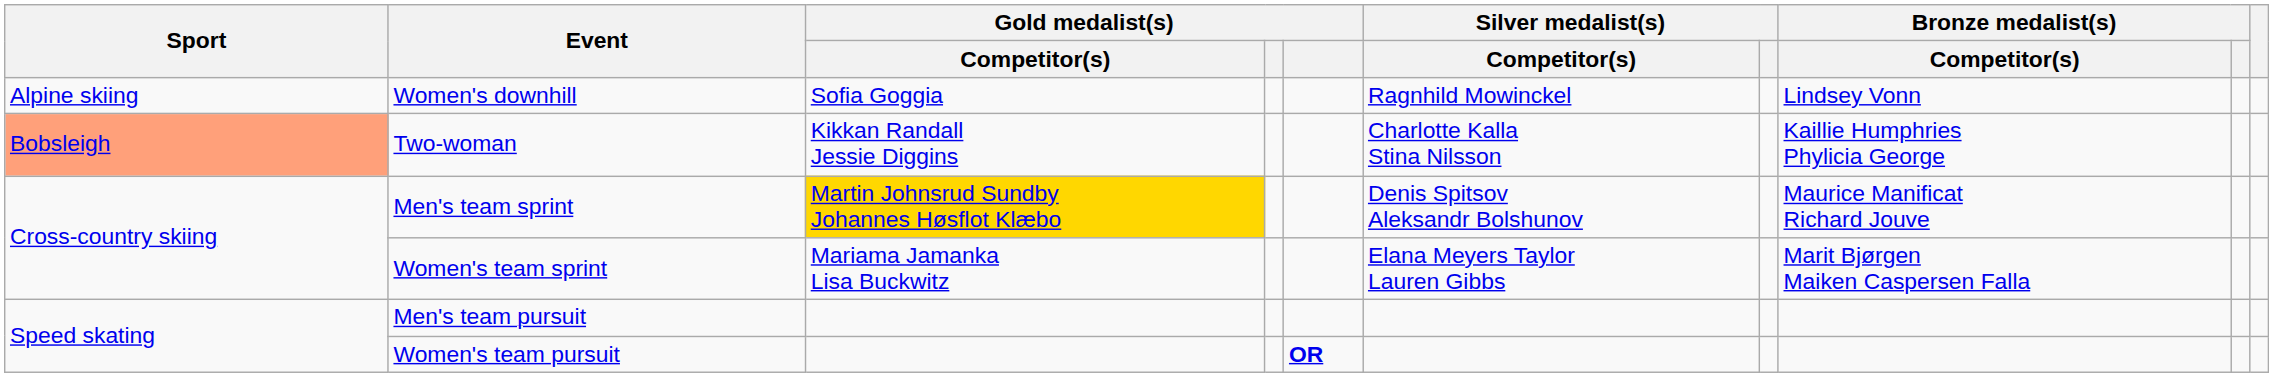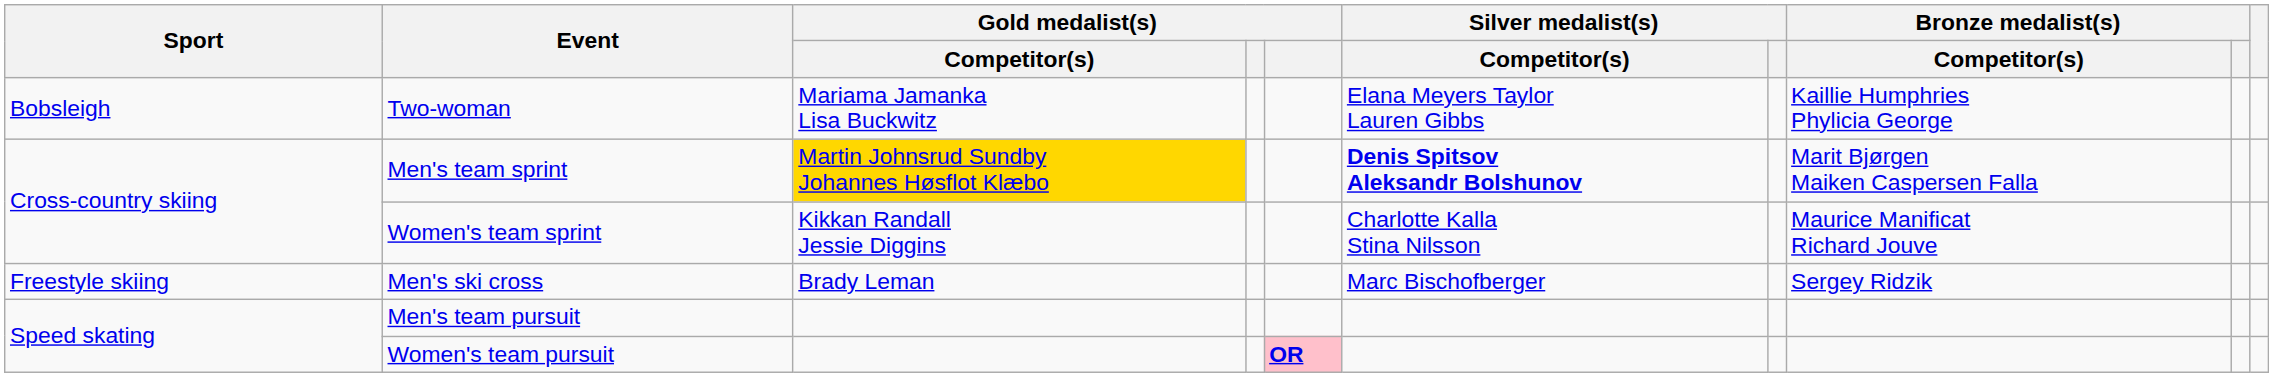- row: (485, 95)
(60, 144) lightsalmon background -> (60, 108) no background
(887, 144) Kikkan Randall Jessie Diggins -> (892, 108) Mariama Jamanka Lisa Buckwitz
(1443, 144) Charlotte Kalla Stina Nilsson -> (1450, 108) Elana Meyers Taylor Lauren Gibbs
(1475, 206) normal -> (1464, 170) bold
(1873, 206) Maurice Manificat Richard Jouve -> (1914, 170) Marit Bjørgen Maiken Caspersen Falla
(905, 268) Mariama Jamanka Lisa Buckwitz -> (875, 232) Kikkan Randall Jessie Diggins
(1471, 268) Elana Meyers Taylor Lauren Gibbs -> (1422, 232) Charlotte Kalla Stina Nilsson
(1907, 268) Marit Bjørgen Maiken Caspersen Falla -> (1881, 232) Maurice Manificat Richard Jouve
+ row: (465, 281)
(1306, 353) no background -> (1286, 353) pink background
